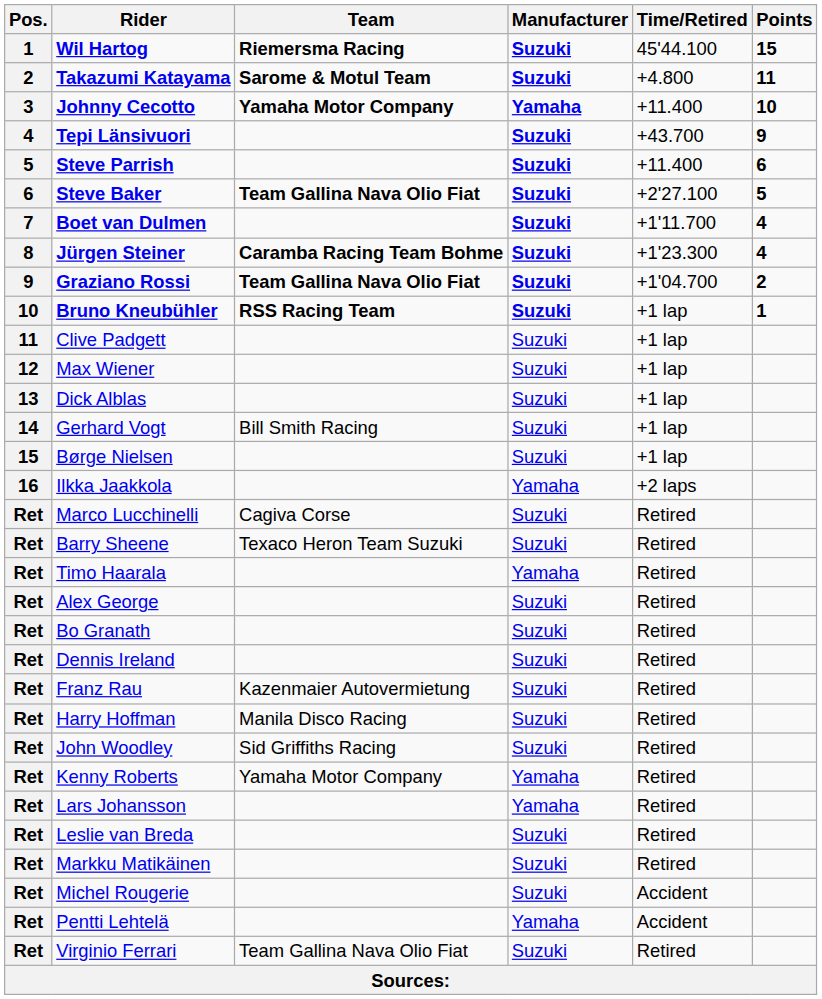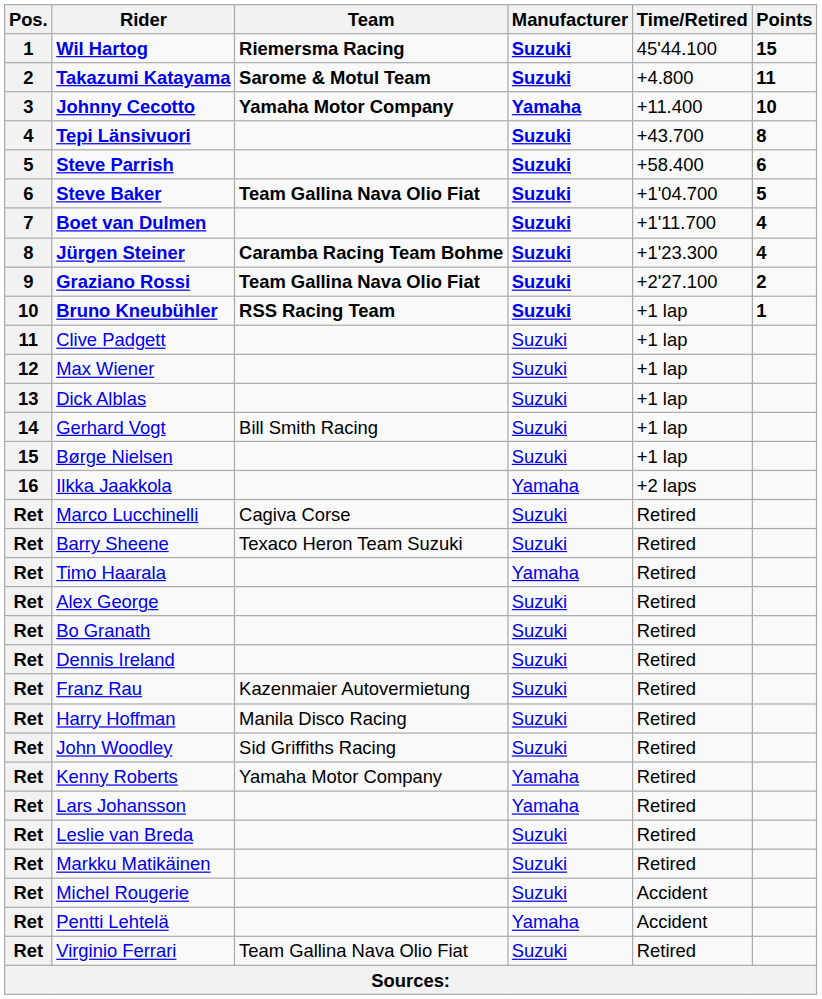(761, 136) 9 -> (761, 136) 8
(670, 165) +11.400 -> (670, 165) +58.400
(677, 194) +2'27.100 -> (677, 194) +1'04.700
(677, 281) +1'04.700 -> (677, 281) +2'27.100
